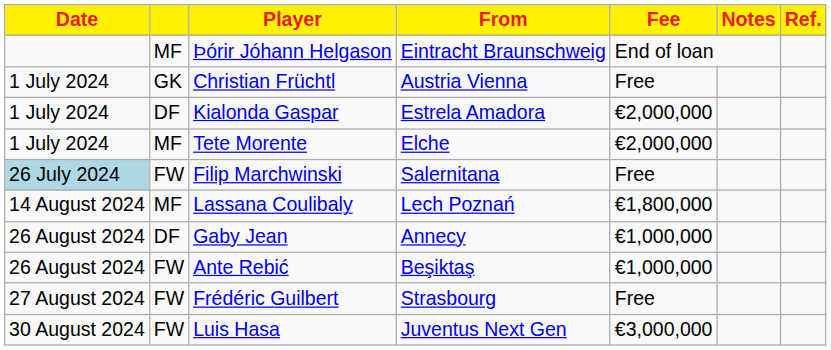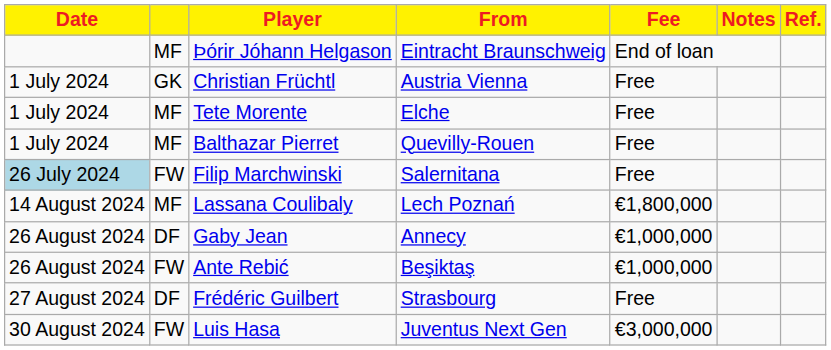- row: (266, 112)
(664, 143) €2,000,000 -> (635, 112) Free
+ row: (266, 143)
(169, 298) FW -> (167, 298) DF
